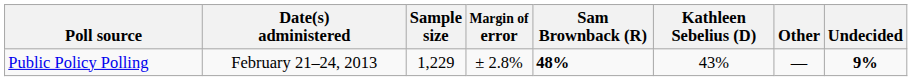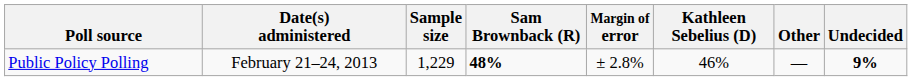columns swapped: (499, 27) <-> (593, 26)
(714, 62) 43% -> (714, 62) 46%
